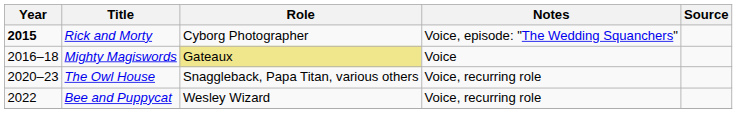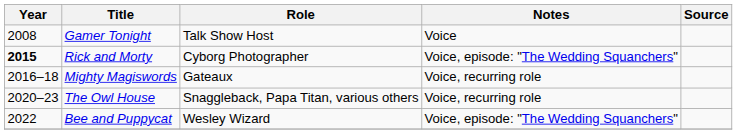+ row: (108, 35)
(208, 56) khaki background -> (208, 77) no background
(441, 56) Voice -> (483, 77) Voice, recurring role
(483, 98) Voice, recurring role -> (551, 118) Voice, episode: "The Wedding Squanchers"
